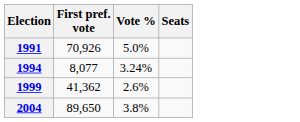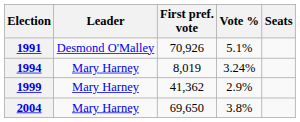+ column: (105, 21)
(136, 48) 5.0% -> (239, 48) 5.1%
(84, 68) 8,077 -> (187, 68) 8,019
(136, 87) 2.6% -> (239, 87) 2.9%
(84, 107) 89,650 -> (187, 107) 69,650
